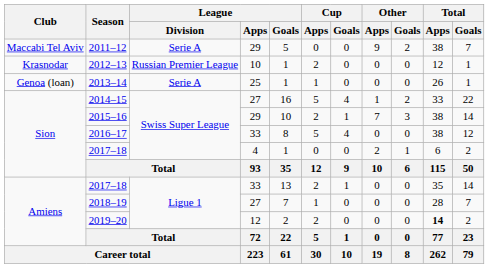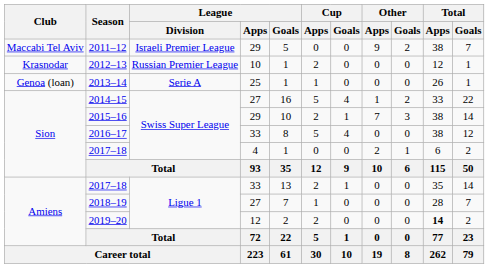(185, 47) Serie A -> (185, 47) Israeli Premier League
